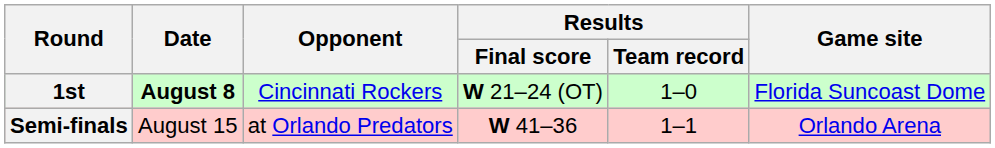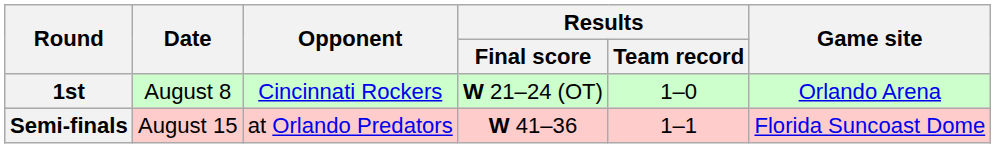(188, 90) bold -> (188, 90) normal
(870, 90) Florida Suncoast Dome -> (870, 90) Orlando Arena
(870, 125) Orlando Arena -> (870, 125) Florida Suncoast Dome
